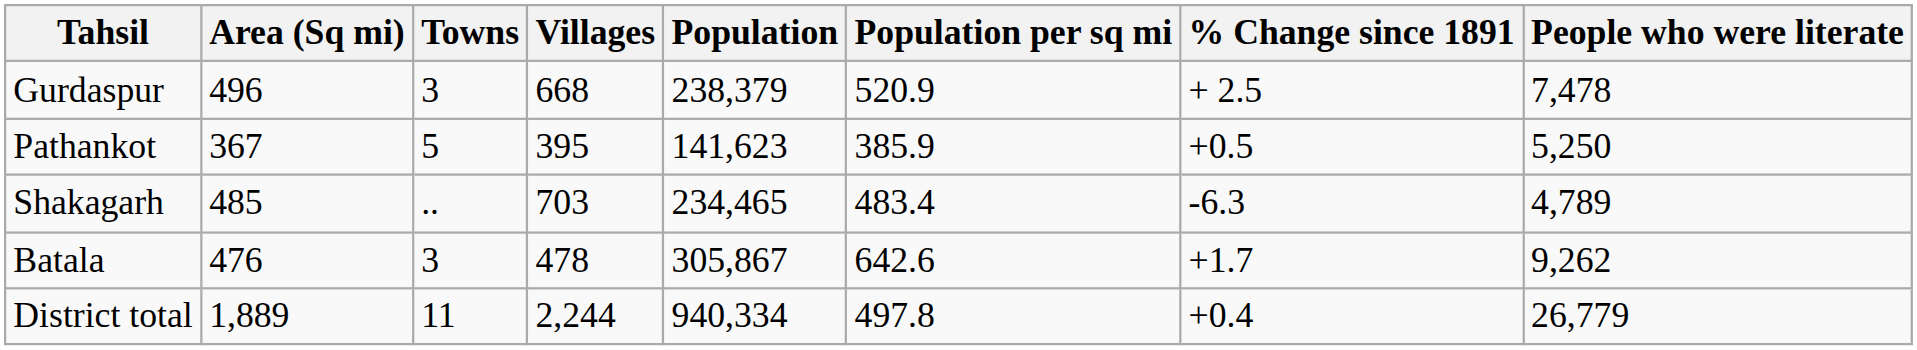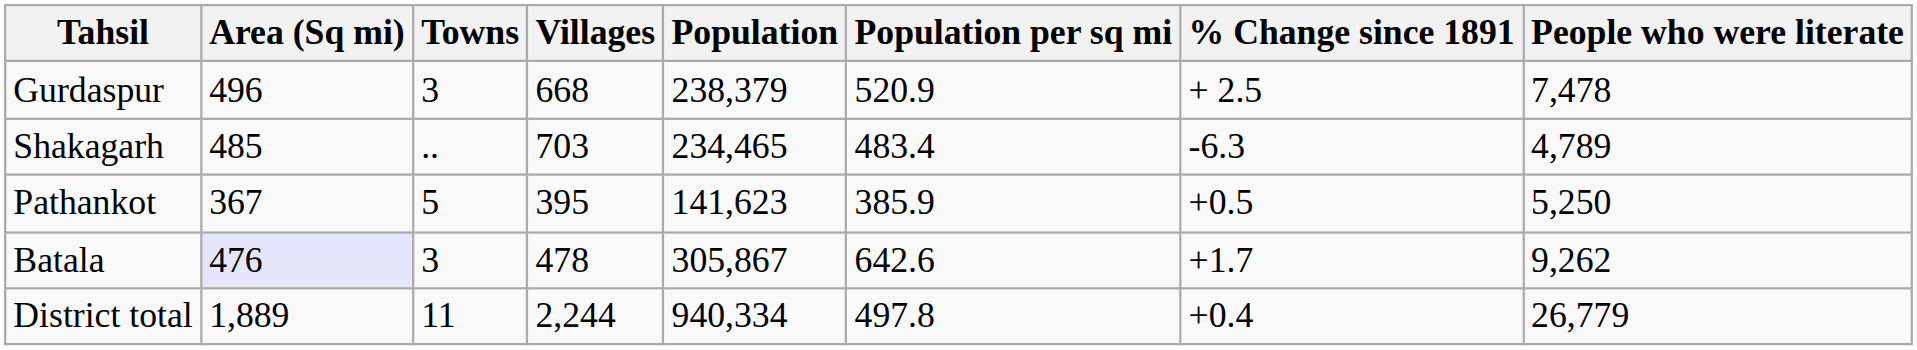rows swapped: (89, 202) <-> (85, 145)
(236, 259) no background -> (236, 259) lavender background
